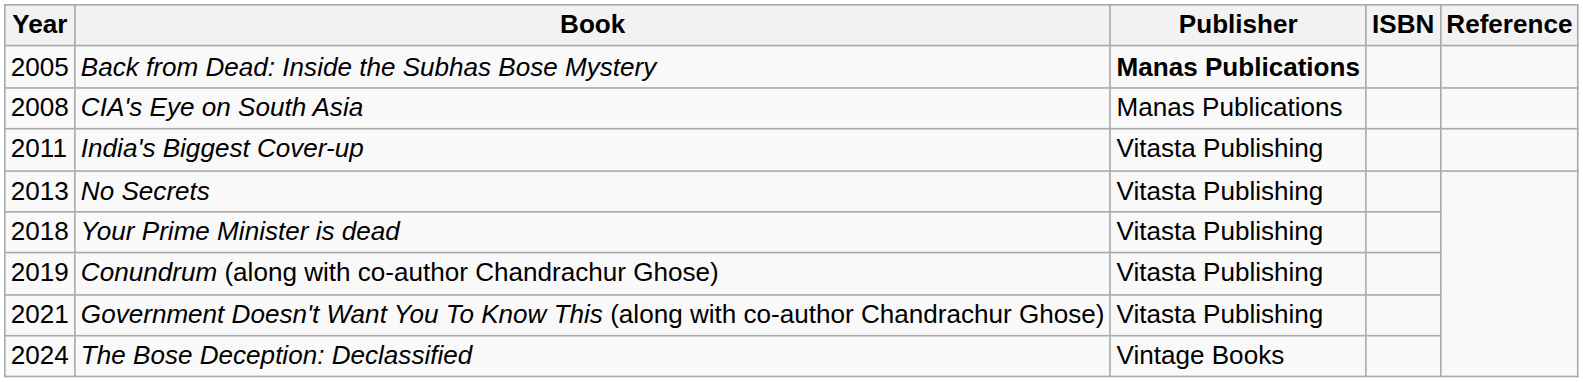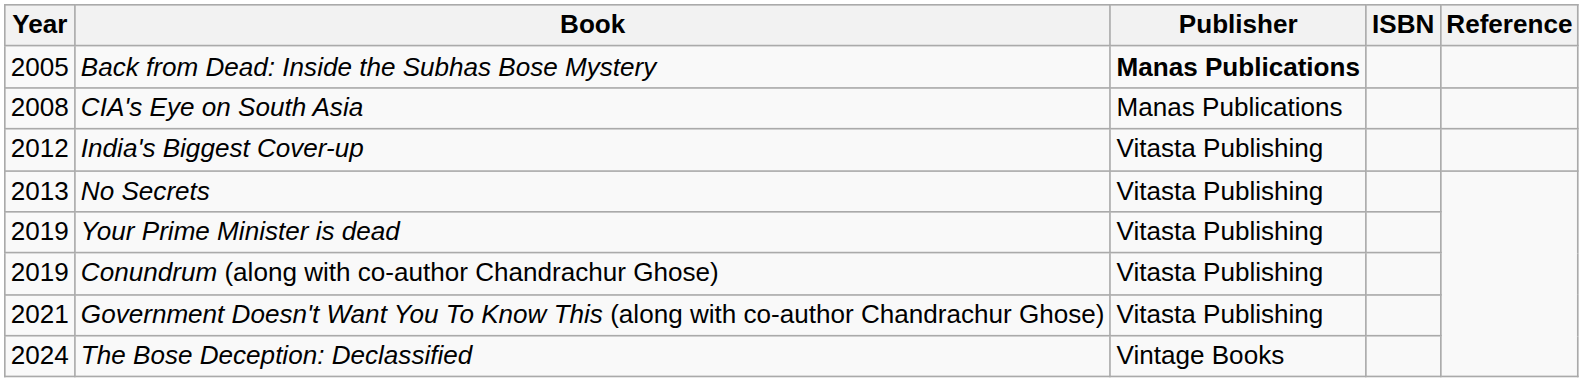(39, 149) 2011 -> (40, 149) 2012
(40, 231) 2018 -> (40, 231) 2019
